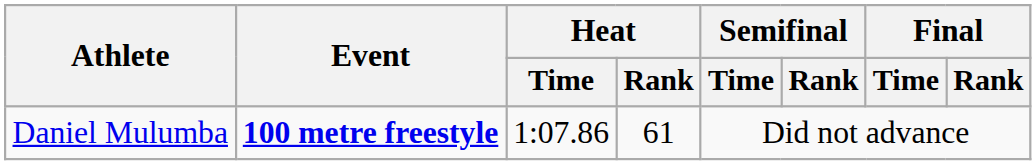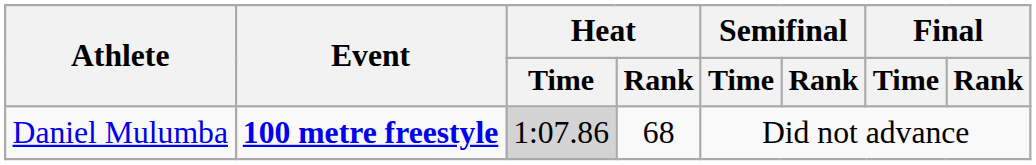(561, 132) no background -> (561, 132) lightgrey background
(659, 132) 61 -> (659, 132) 68
